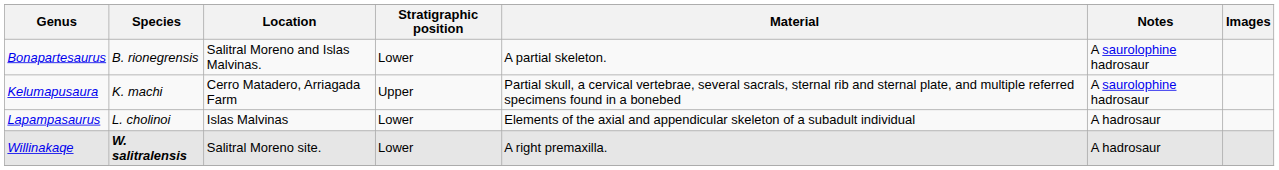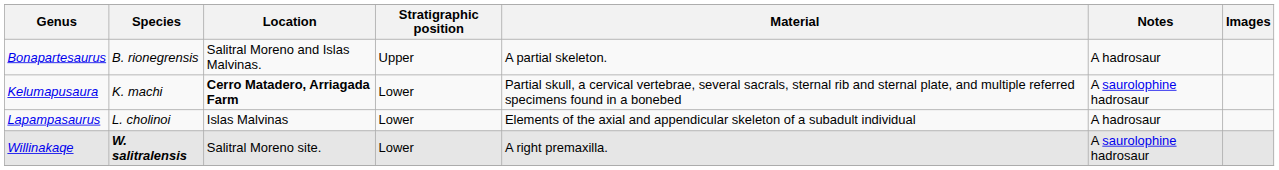(396, 57) Lower -> (396, 57) Upper
(1134, 57) A saurolophine hadrosaur -> (1126, 57) A hadrosaur
(284, 92) normal -> (288, 92) bold
(396, 92) Upper -> (396, 92) Lower
(1126, 148) A hadrosaur -> (1134, 148) A saurolophine hadrosaur
